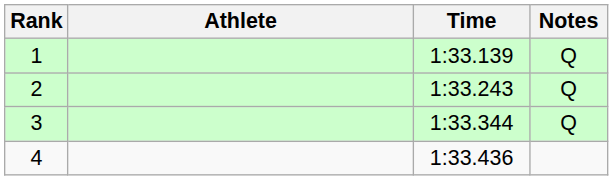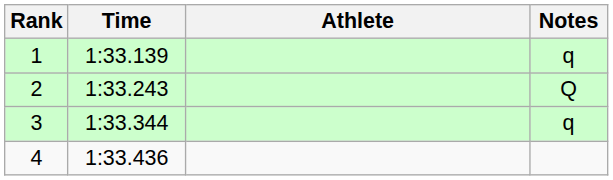columns swapped: (241, 21) <-> (472, 21)
(569, 55) Q -> (569, 55) q
(569, 123) Q -> (569, 123) q
